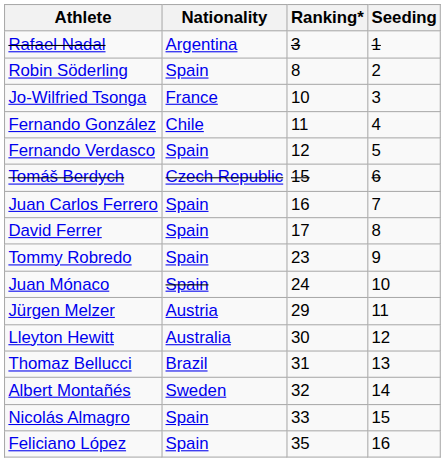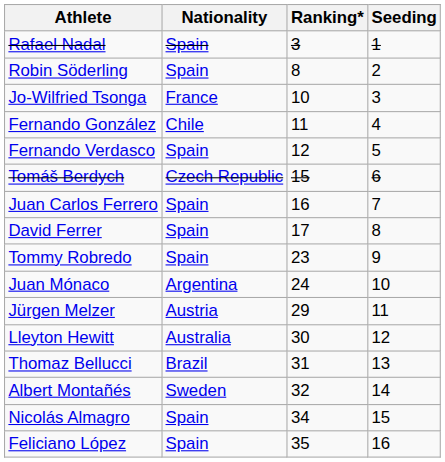(201, 44) Argentina -> (187, 44) Spain
(187, 284) Spain -> (201, 284) Argentina
(300, 417) 33 -> (300, 417) 34
